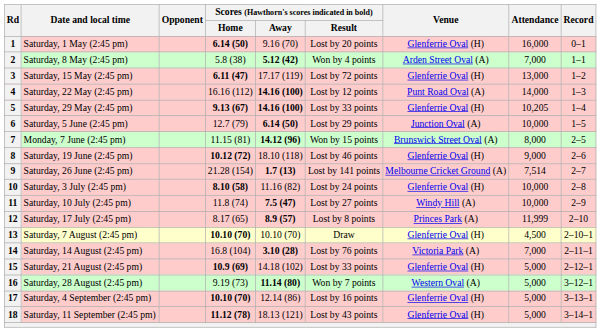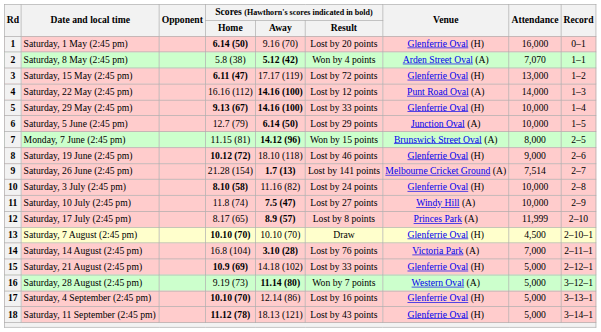(535, 60) 7,000 -> (535, 60) 7,070
(535, 108) 10,205 -> (535, 108) 10,000
